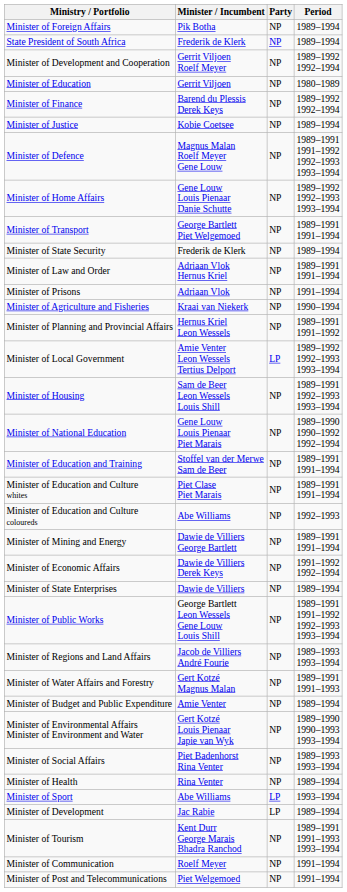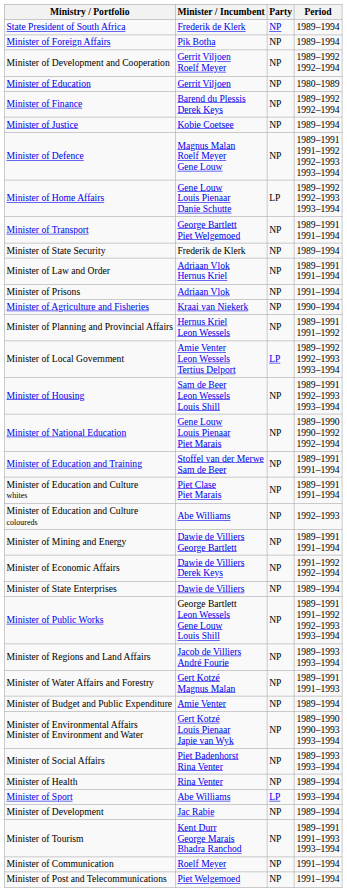rows swapped: (66, 42) <-> (59, 27)
(275, 198) NP -> (275, 198) LP
(275, 812) LP -> (275, 812) NP
